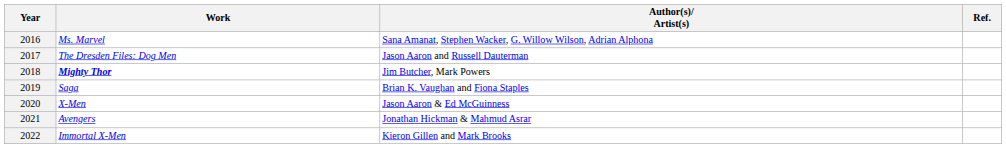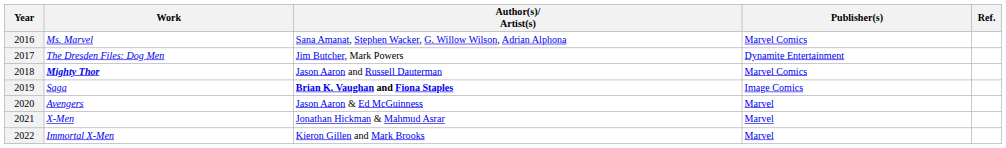+ column: (857, 18)
(455, 55) Jason Aaron and Russell Dauterman -> (350, 55) Jim Butcher, Mark Powers
(436, 71) Jim Butcher, Mark Powers -> (369, 71) Jason Aaron and Russell Dauterman
(455, 87) normal -> (375, 87) bold
(72, 103) X-Men -> (65, 103) Avengers
(77, 119) Avengers -> (60, 119) X-Men
